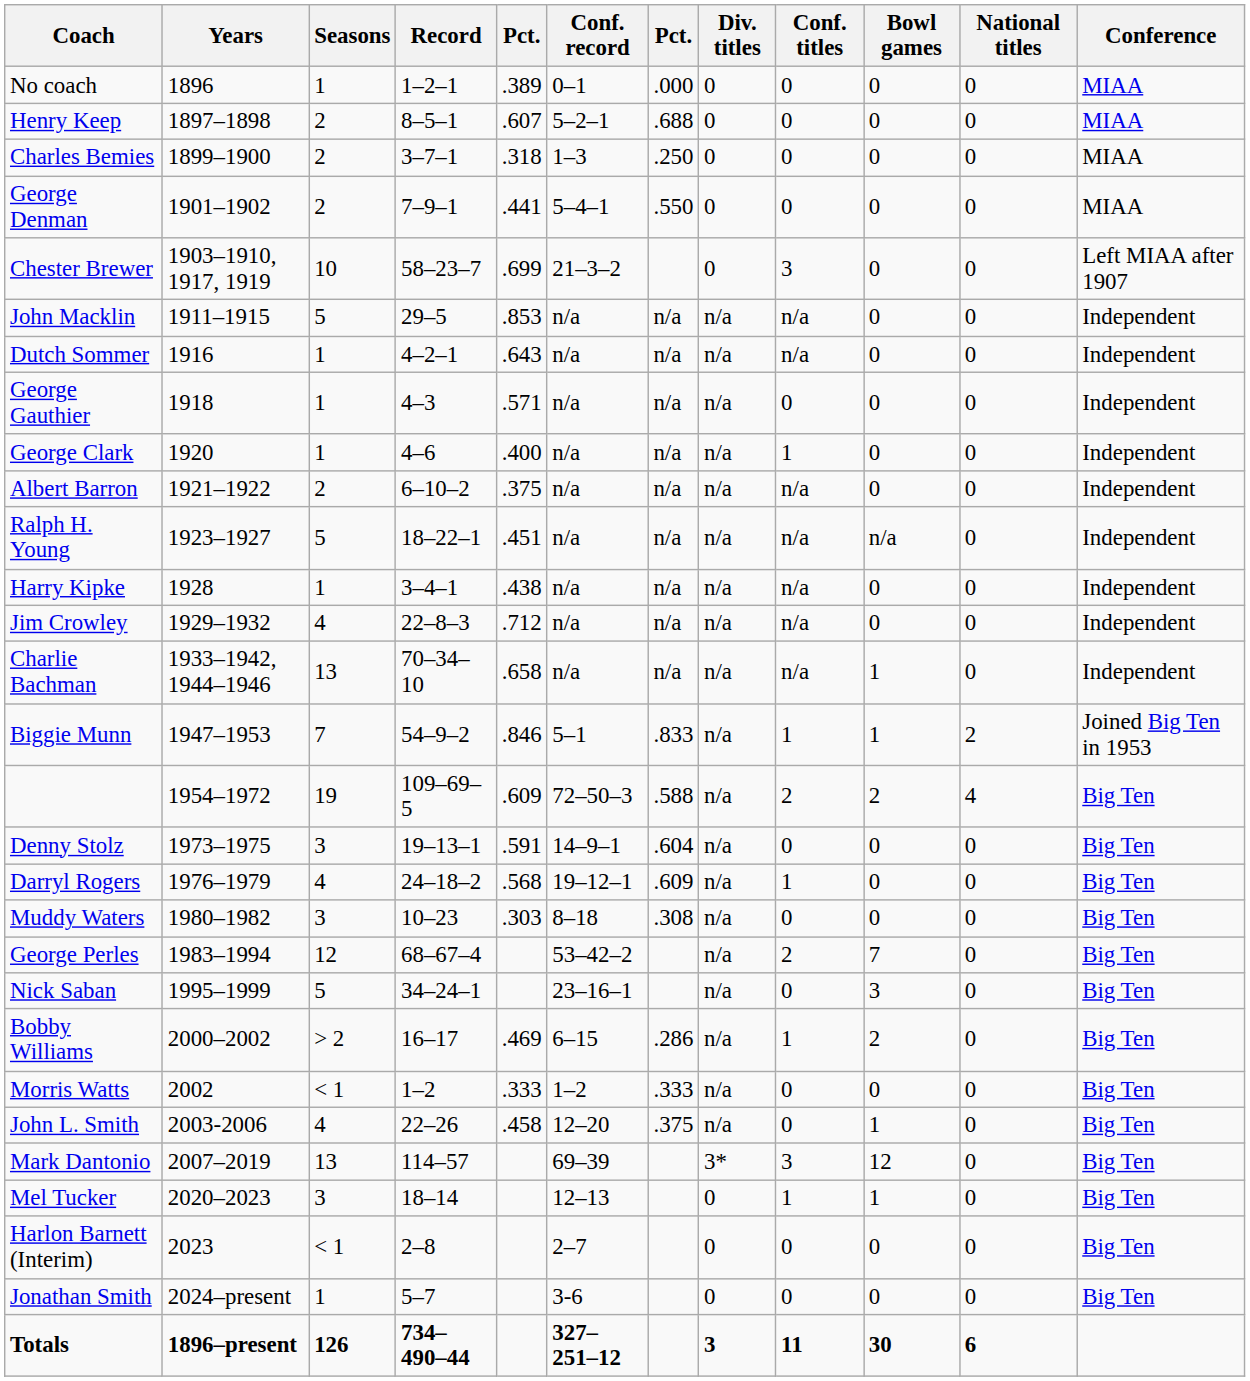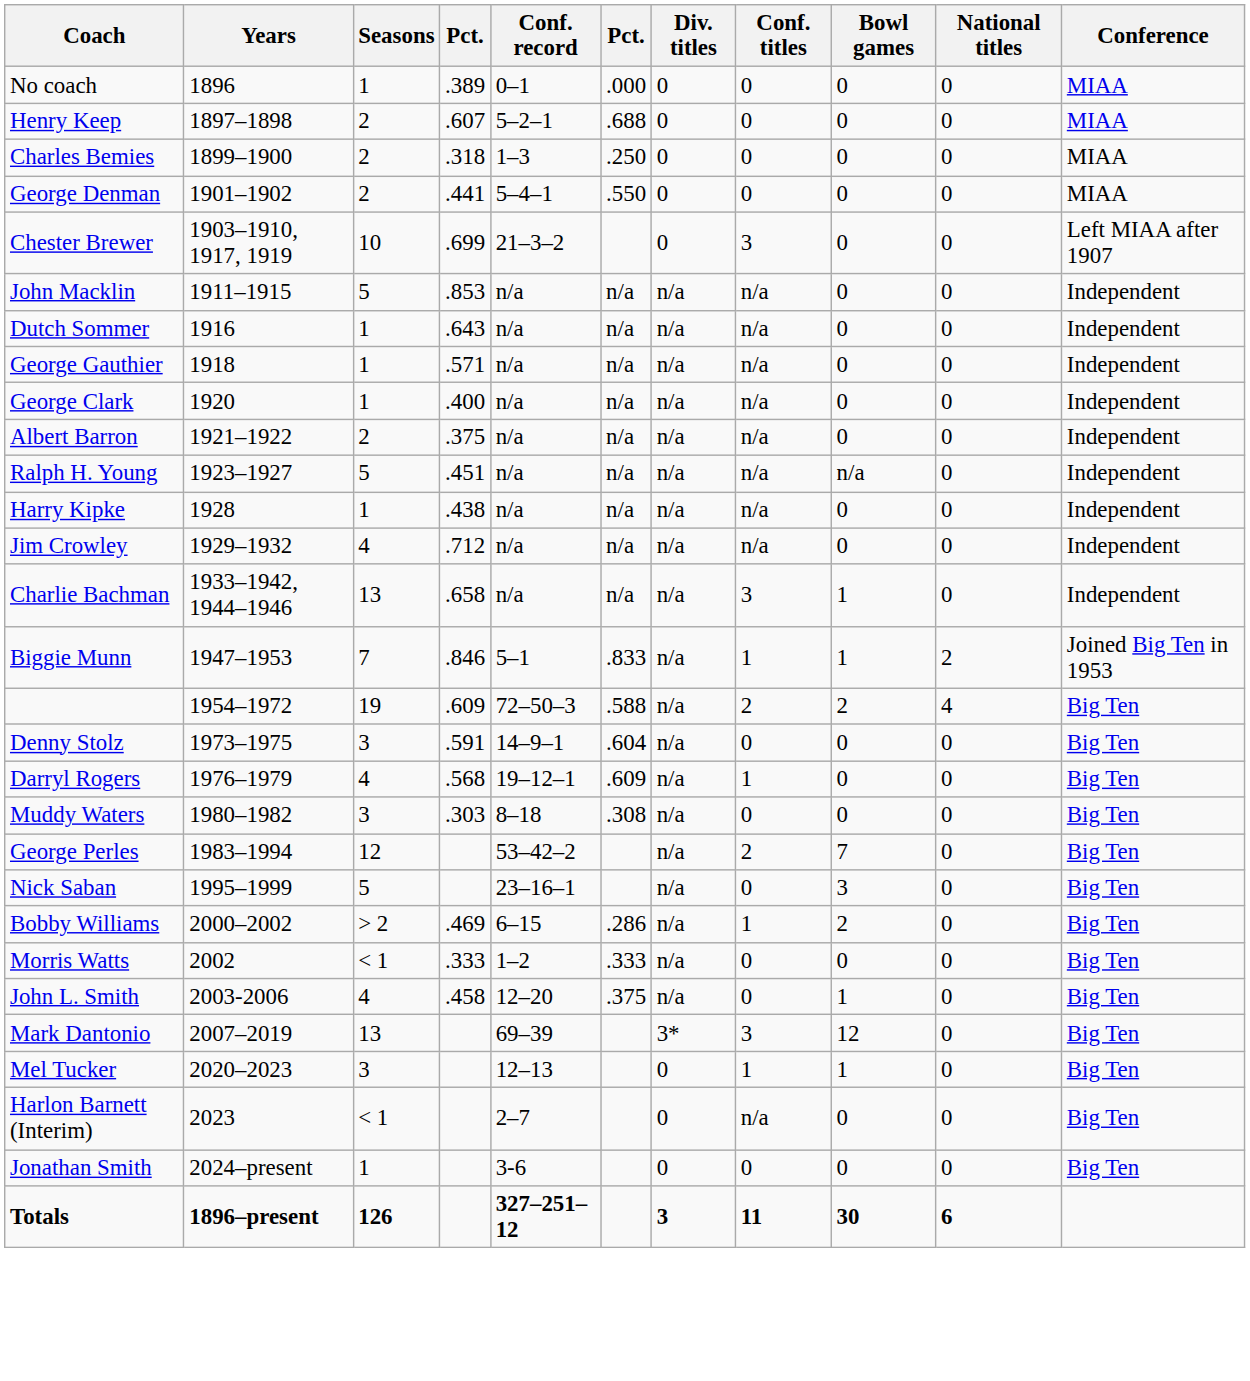- column: (446, 35)
(787, 403) 0 -> (755, 364) n/a
(787, 452) 1 -> (755, 400) n/a
(795, 672) n/a -> (746, 595) 3
(787, 1246) 0 -> (755, 1118) n/a
